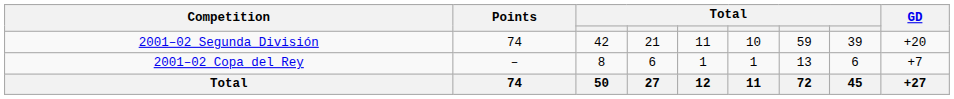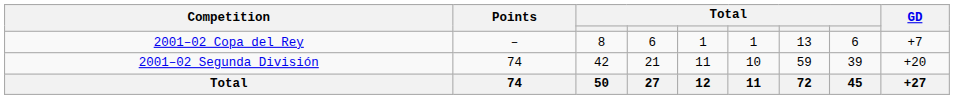rows swapped: (229, 42) <-> (229, 63)
